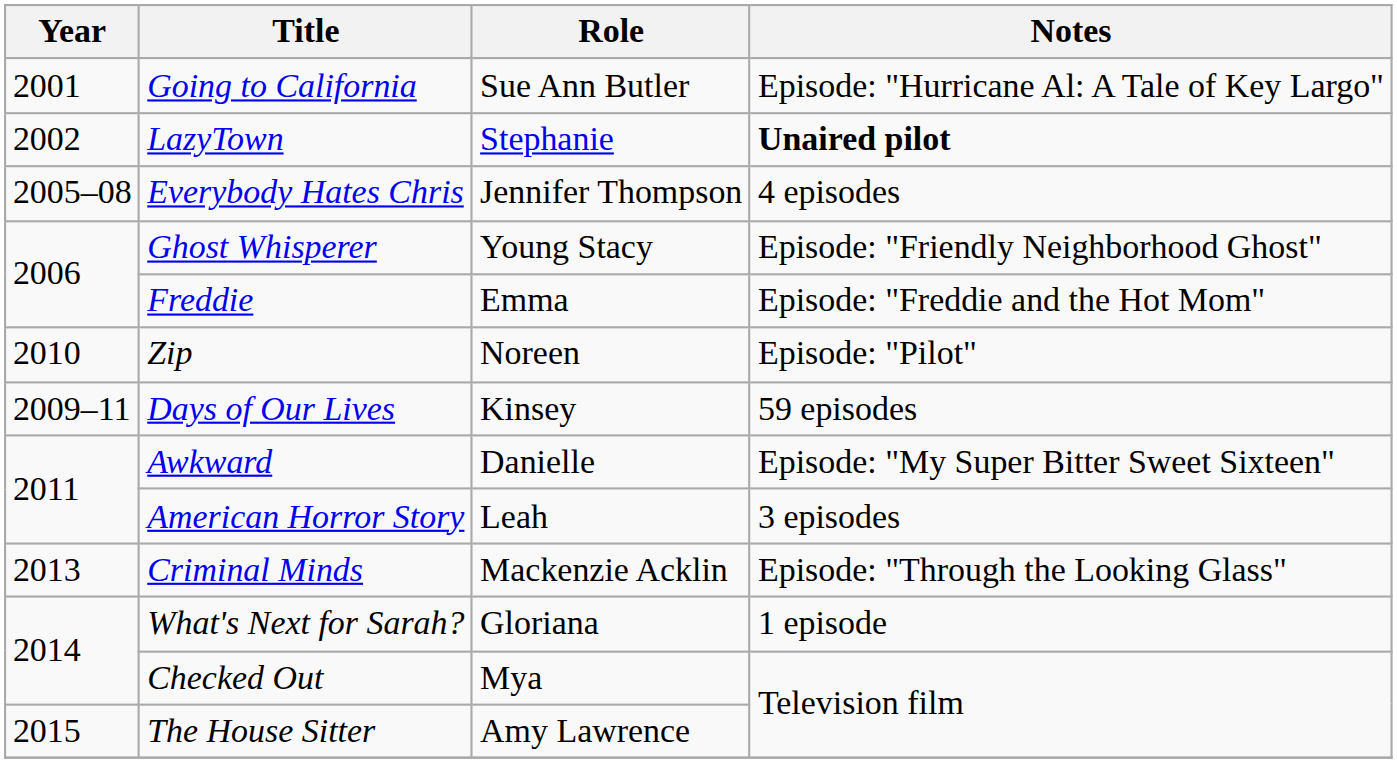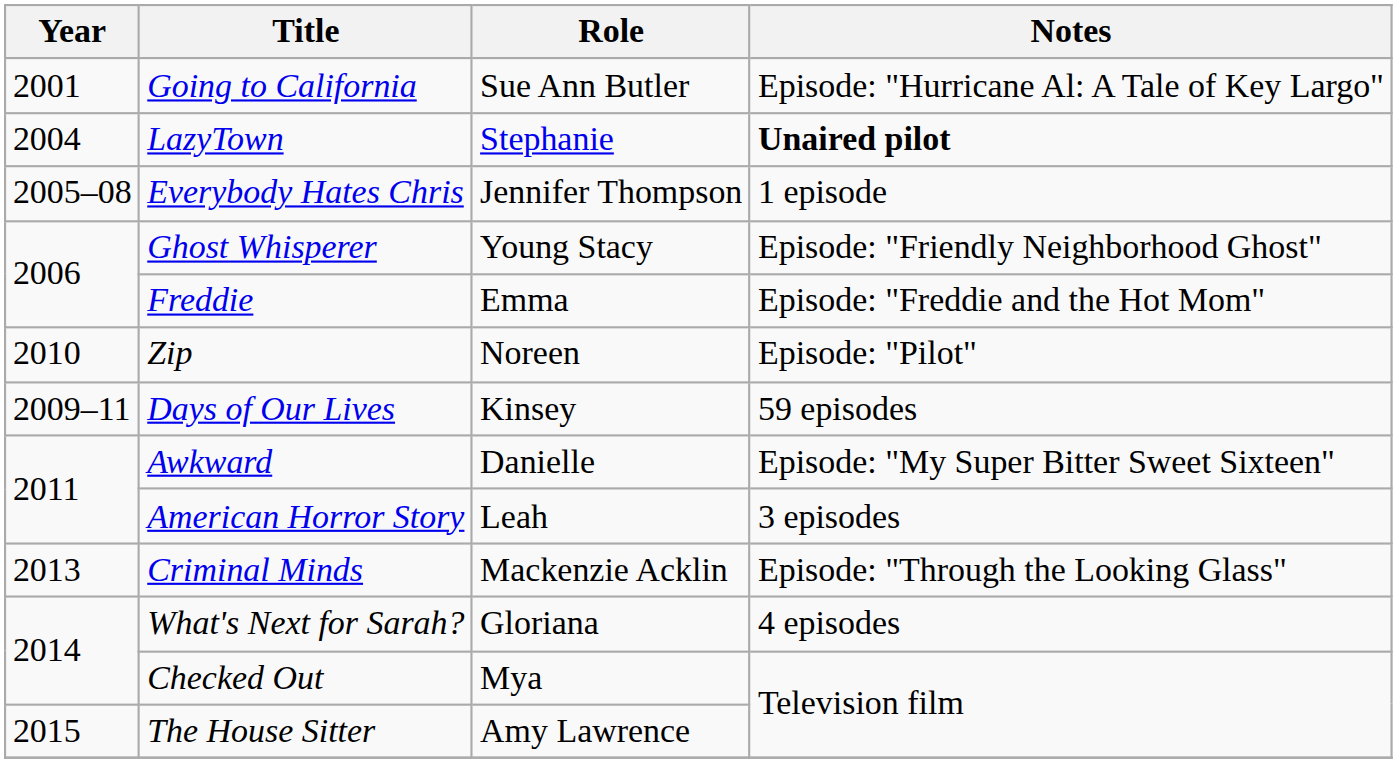(47, 138) 2002 -> (47, 138) 2004
(829, 192) 4 episodes -> (822, 192) 1 episode
(822, 623) 1 episode -> (829, 623) 4 episodes
